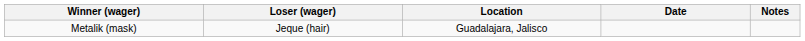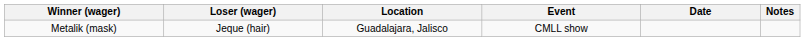+ column: (561, 12)
